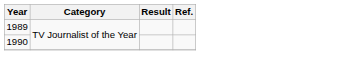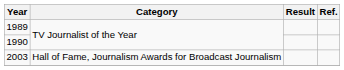+ row: (17, 57)
